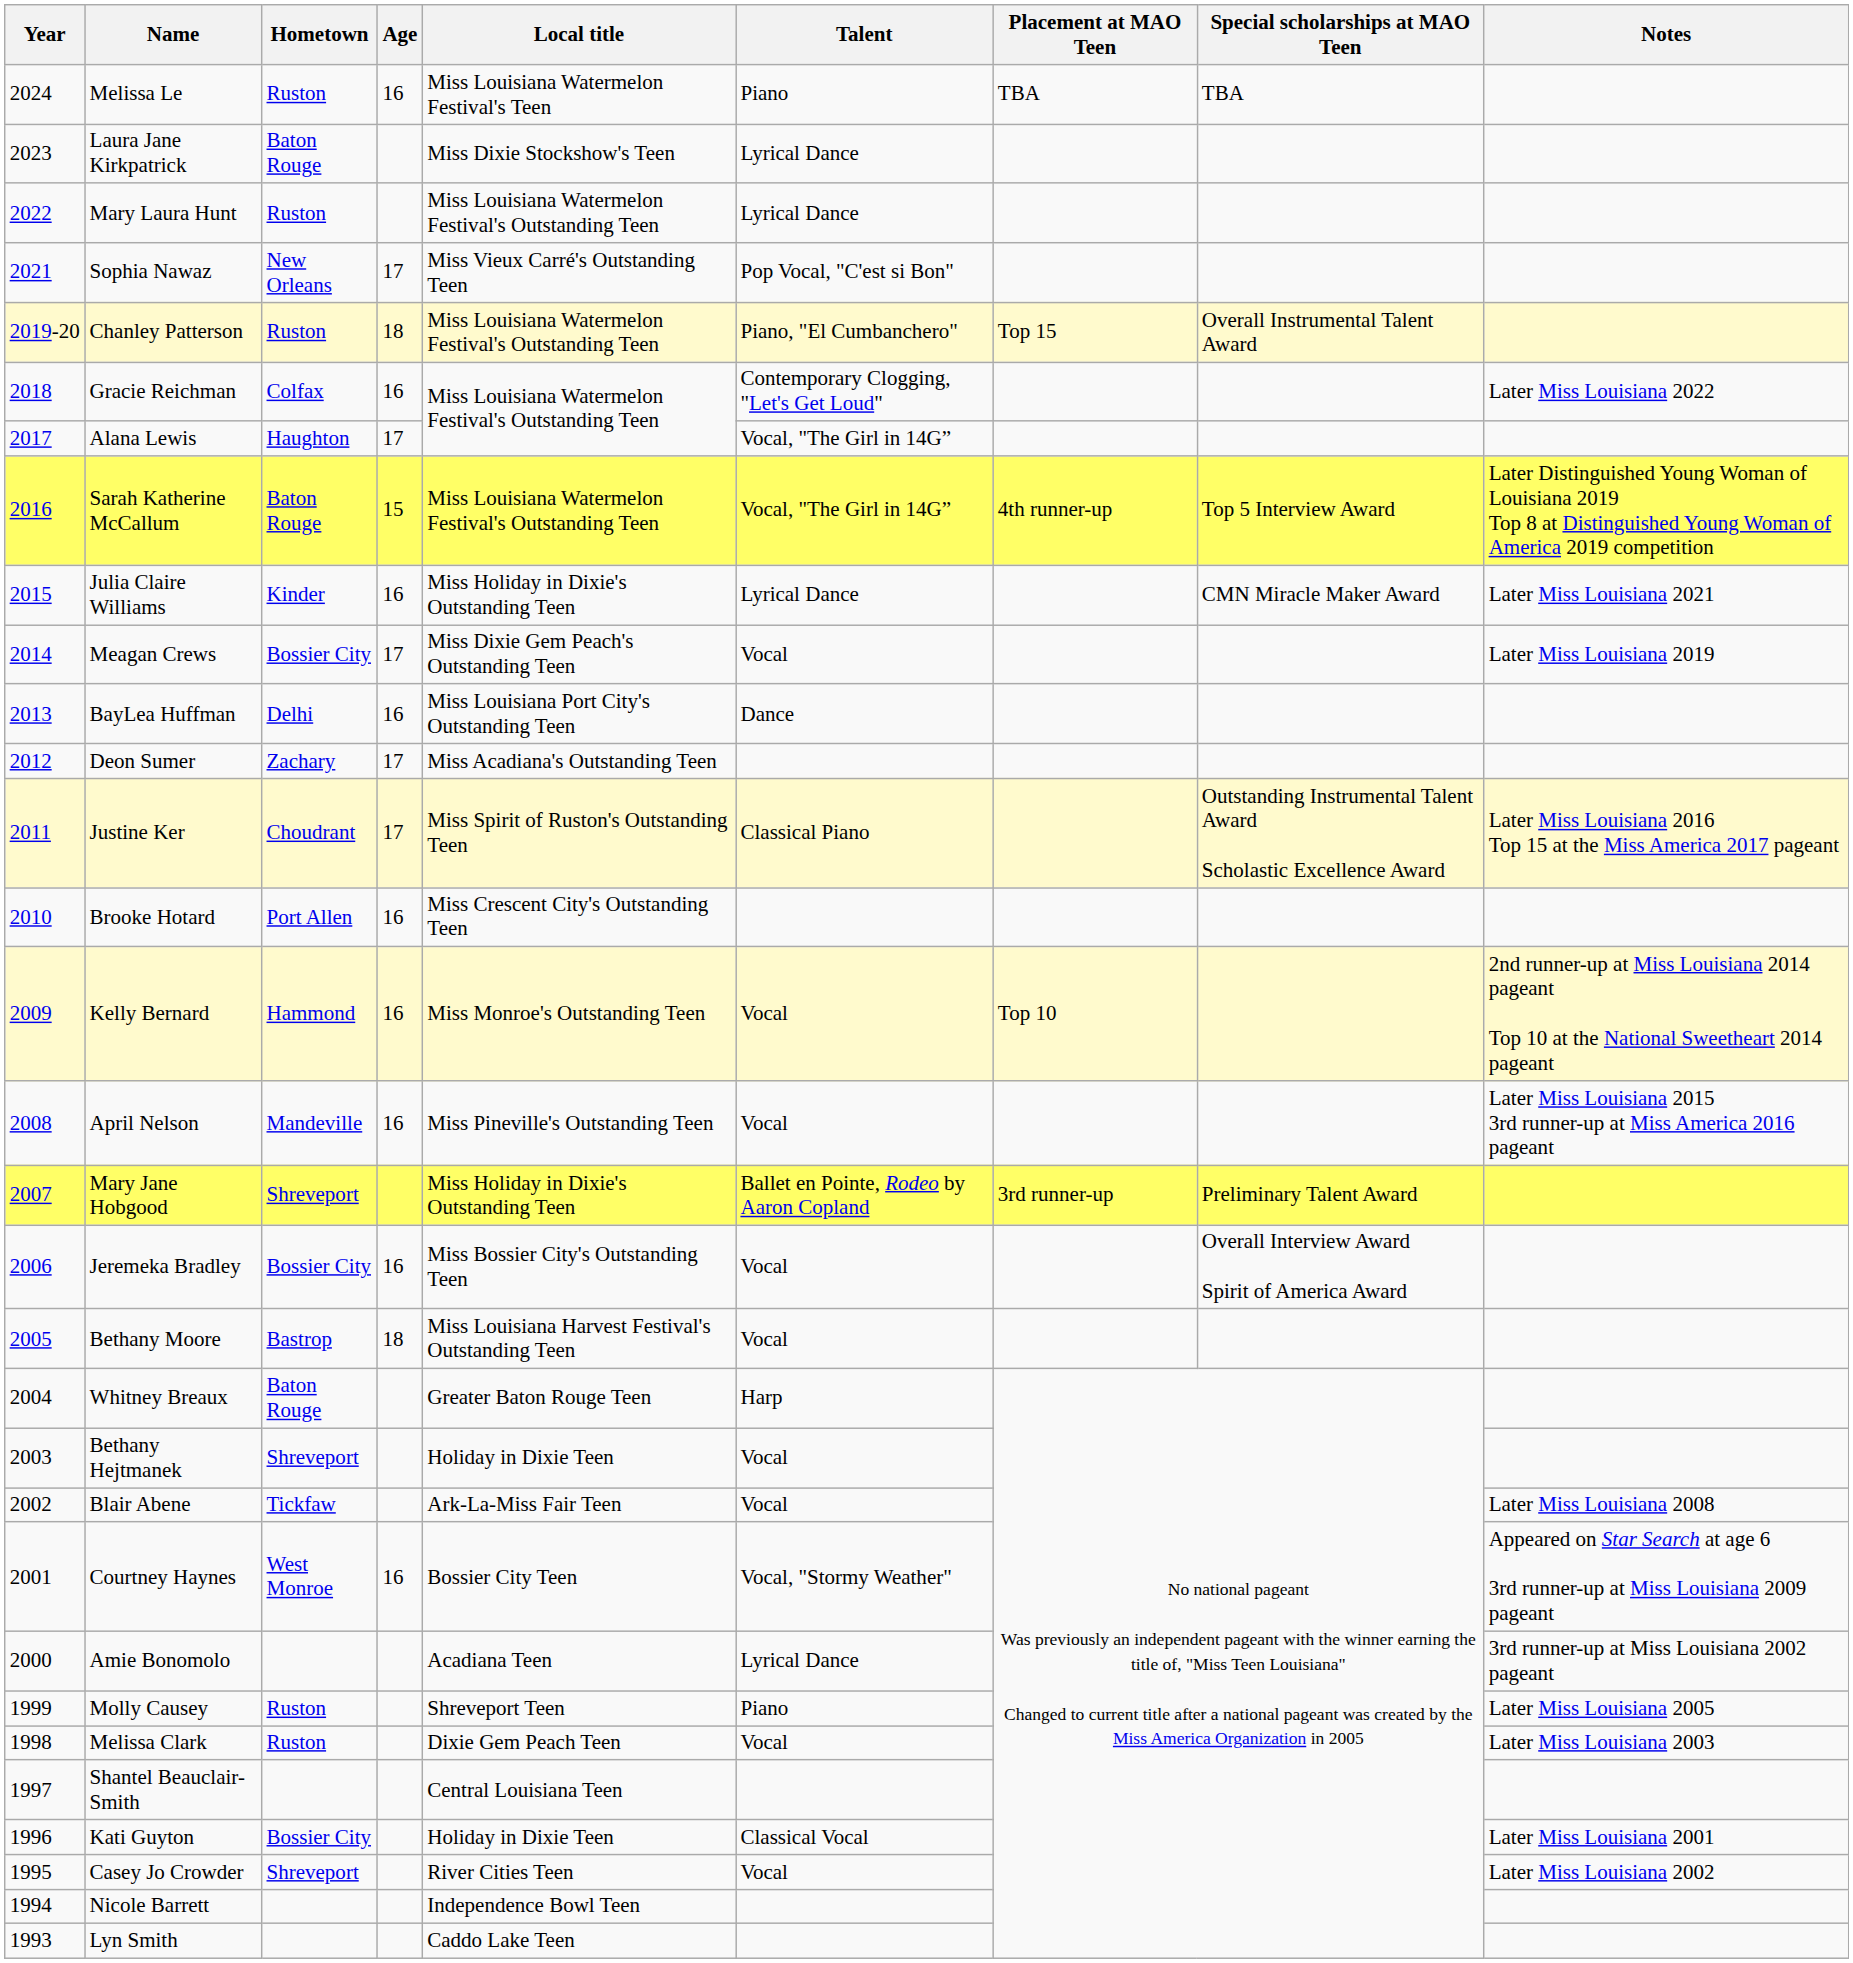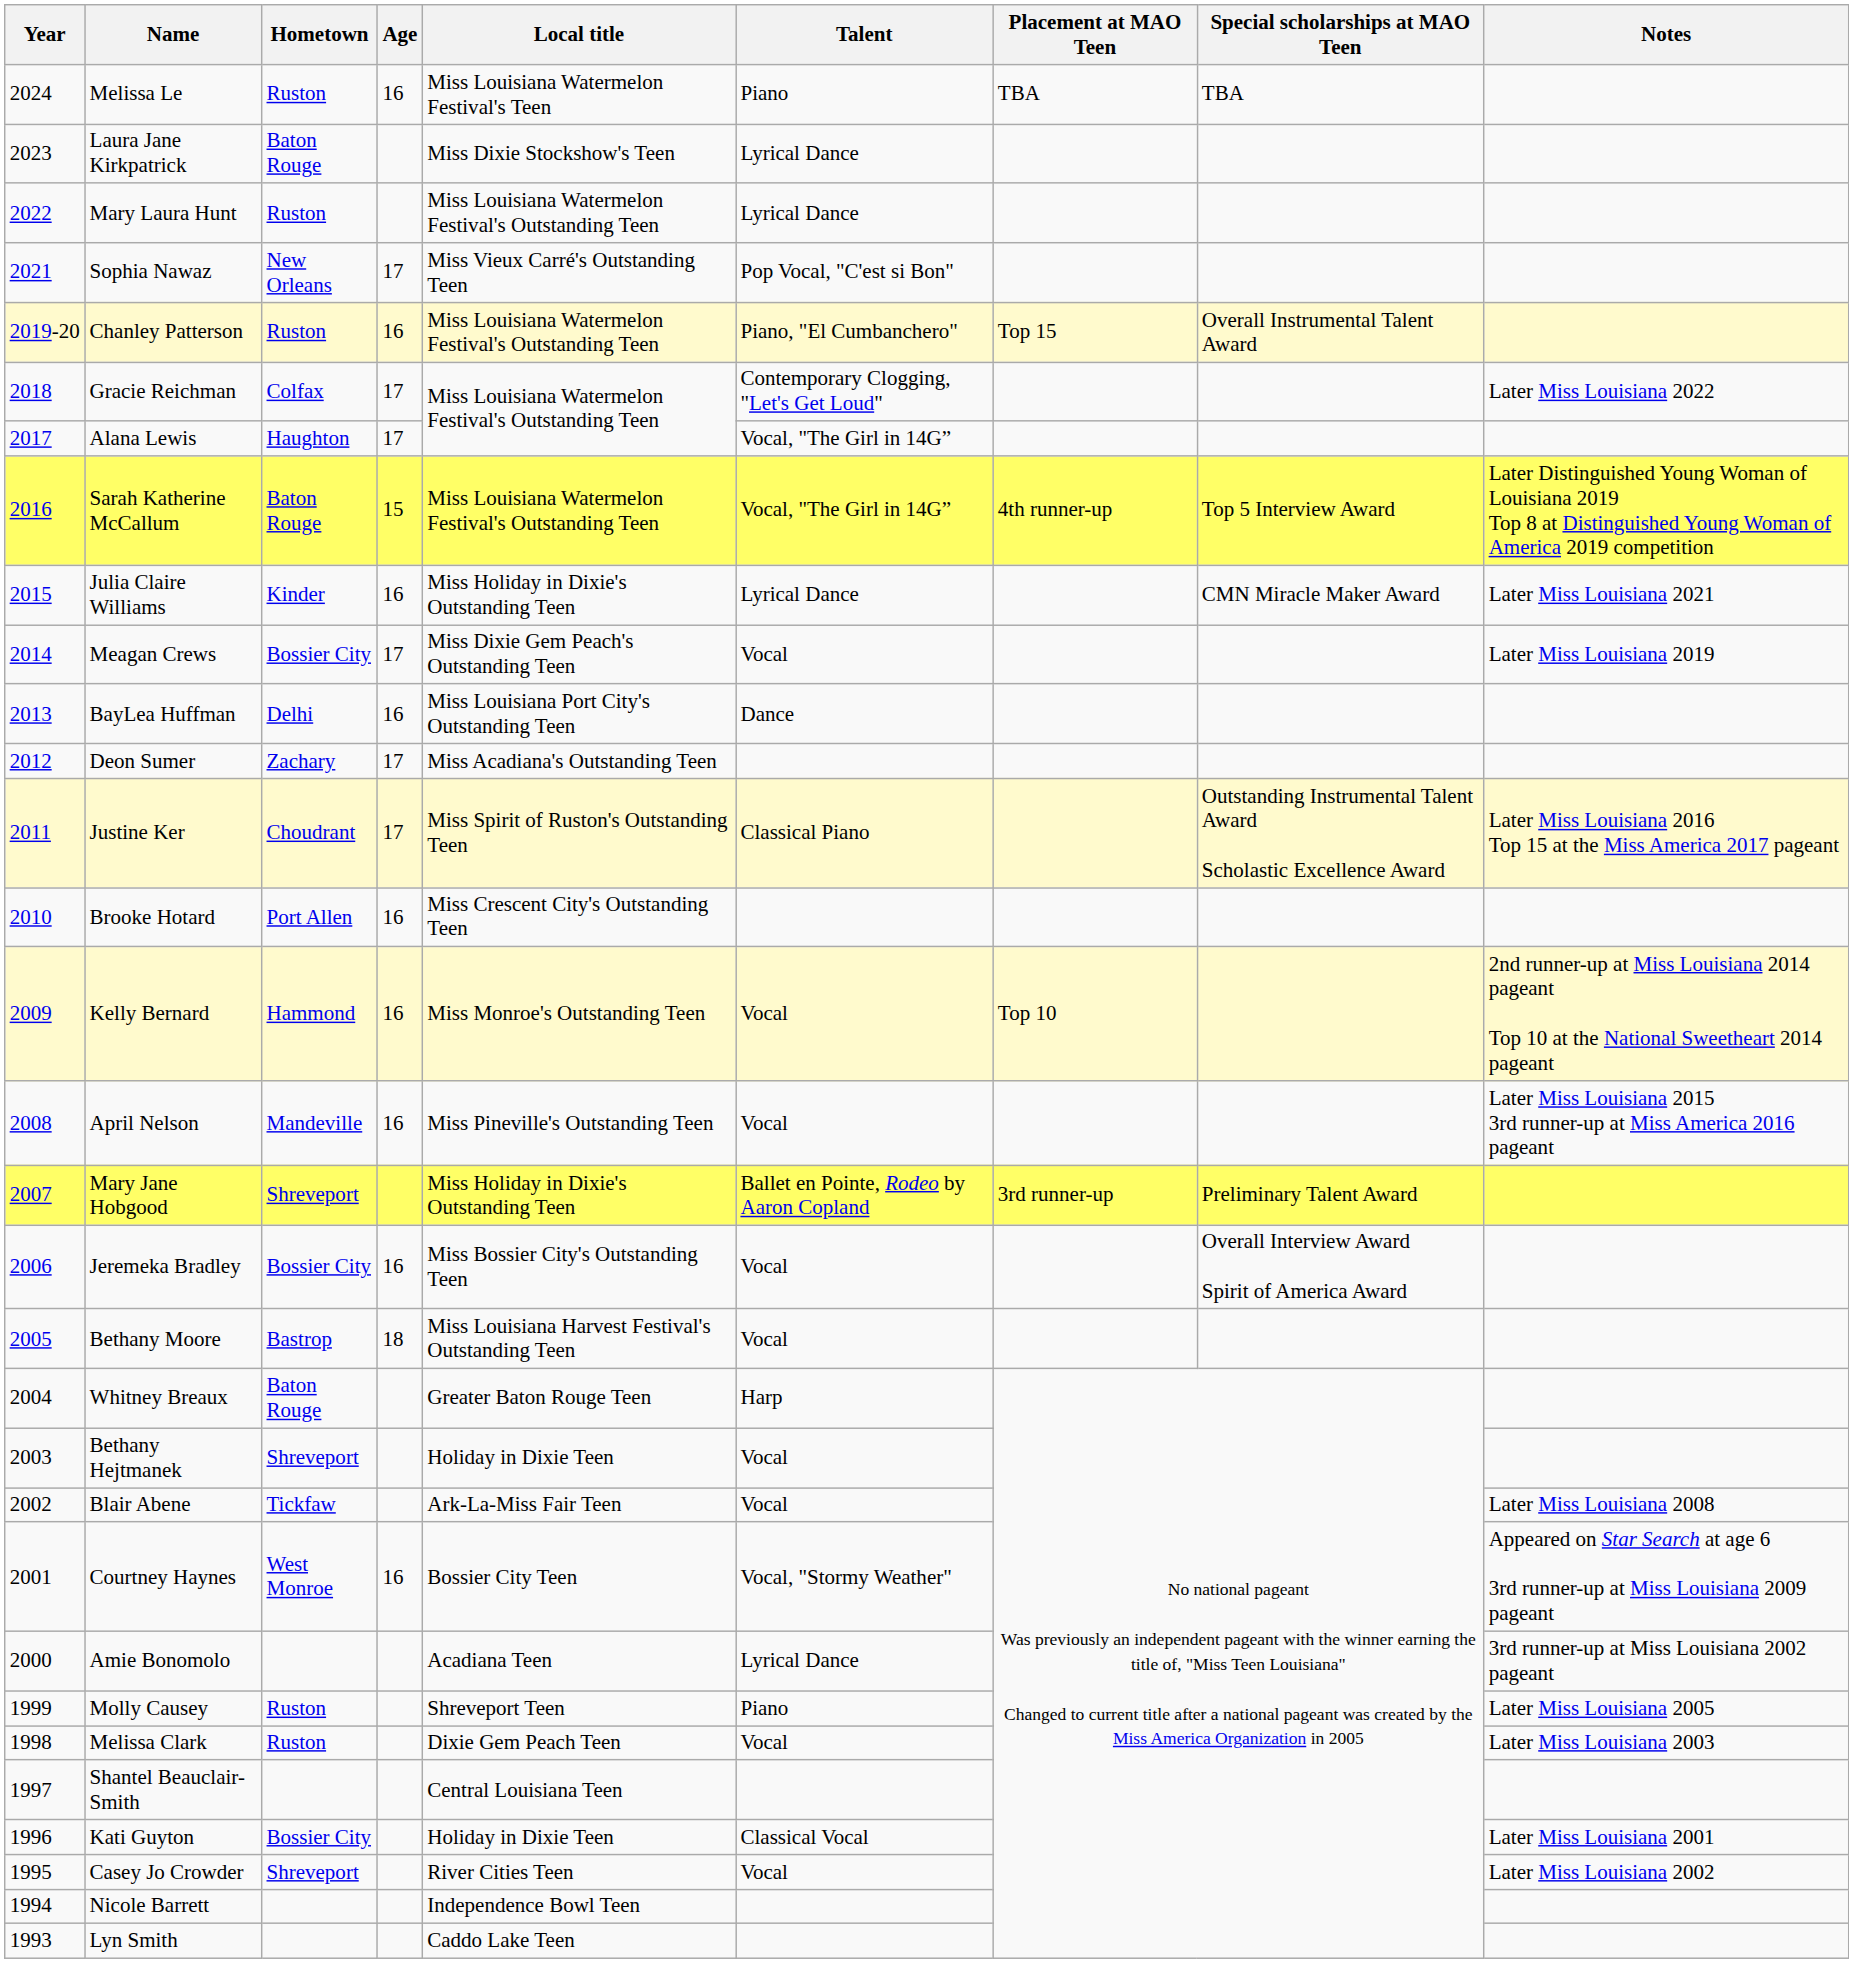(393, 332) 18 -> (393, 332) 16
(393, 391) 16 -> (393, 391) 17
